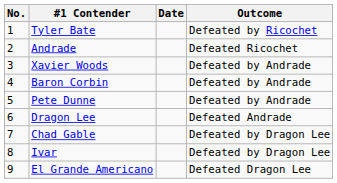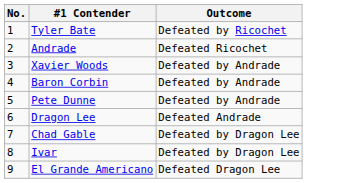- column: (171, 13)
